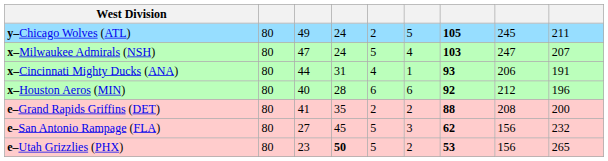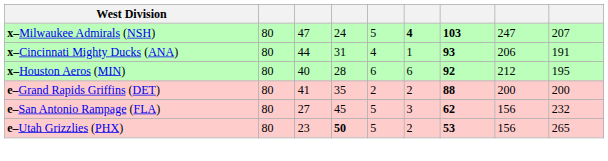- row: (69, 33)
(410, 52) normal -> (410, 33) bold
(561, 90) 196 -> (561, 71) 195
(506, 109) 208 -> (506, 90) 200
